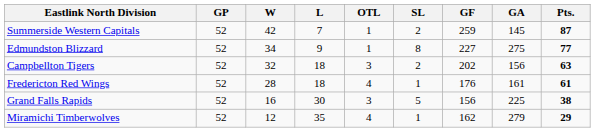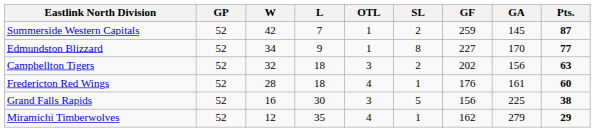(517, 48) 275 -> (517, 48) 170
(566, 83) 61 -> (566, 83) 60
